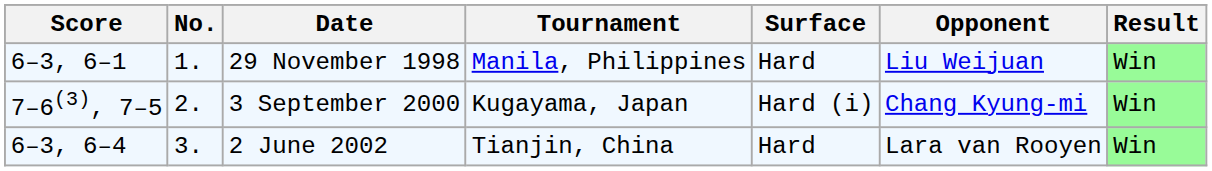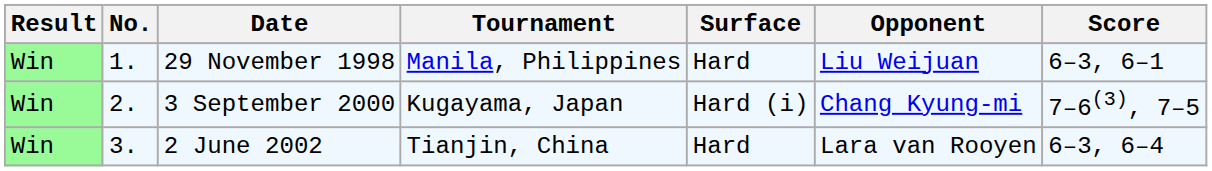columns swapped: (1157, 24) <-> (87, 24)
